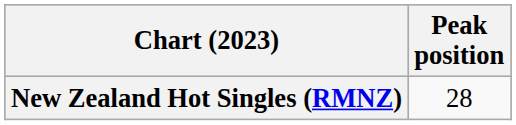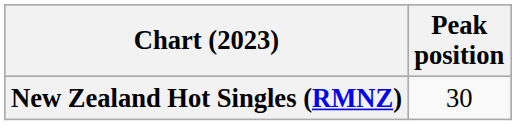(459, 97) 28 -> (459, 97) 30
